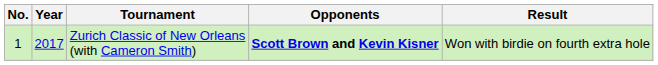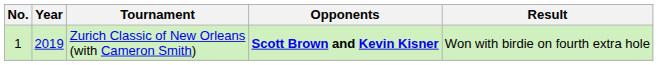(49, 43) 2017 -> (49, 43) 2019
